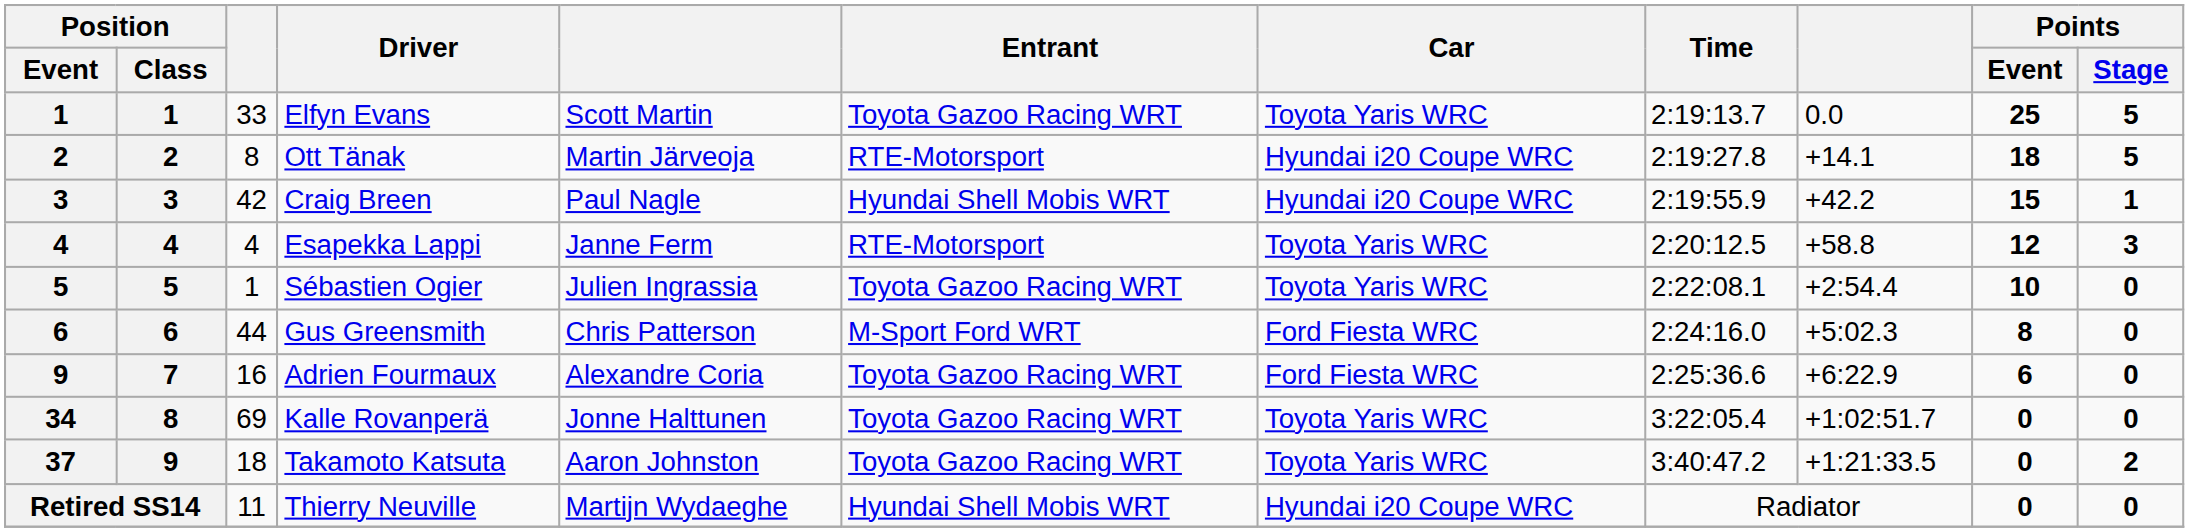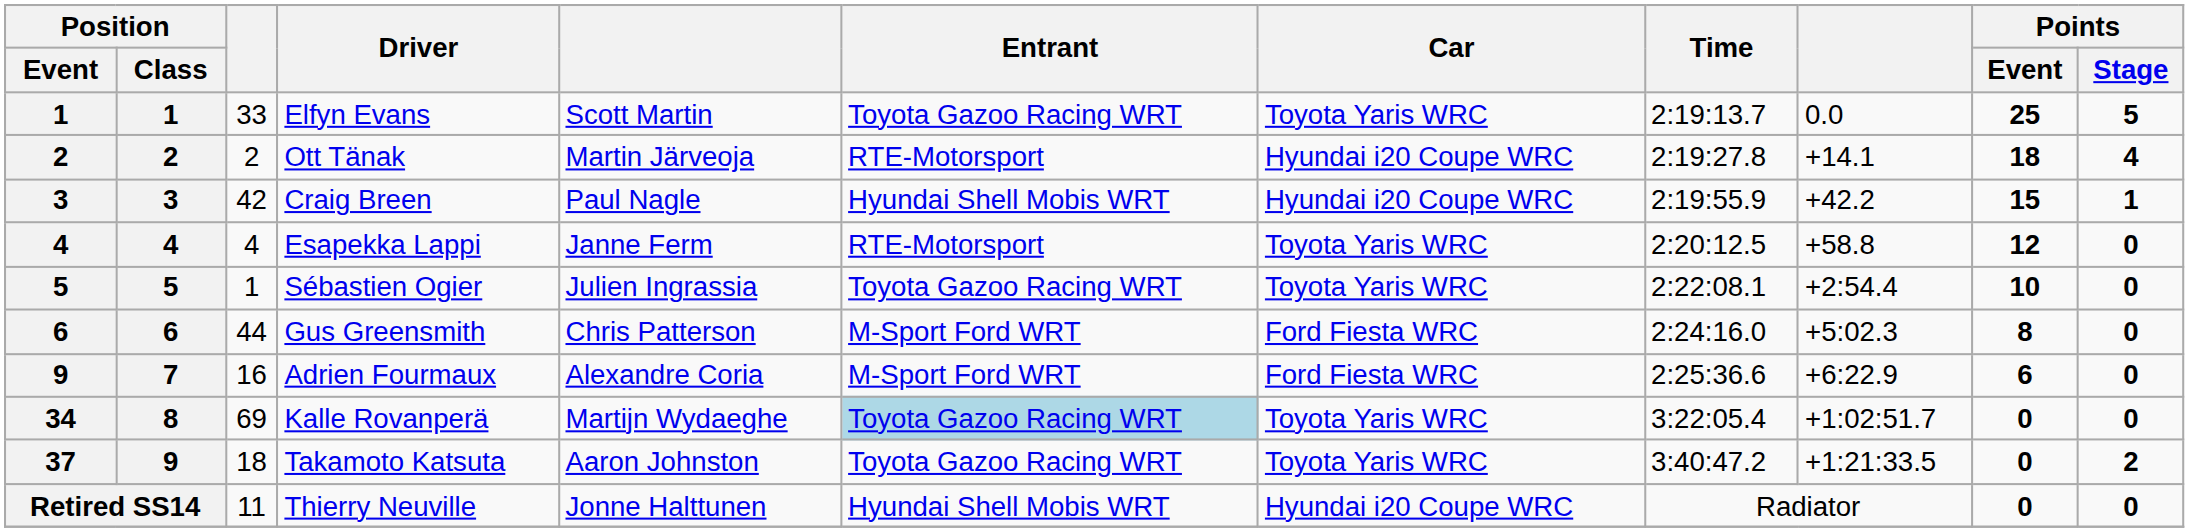(252, 157) 8 -> (252, 157) 2
(2131, 157) 5 -> (2131, 157) 4
(2131, 244) 3 -> (2131, 244) 0
(1015, 375) Toyota Gazoo Racing WRT -> (964, 375) M-Sport Ford WRT
(666, 418) Jonne Halttunen -> (677, 418) Martijn Wydaeghe
(1015, 418) no background -> (1015, 418) lightblue background
(677, 505) Martijn Wydaeghe -> (666, 505) Jonne Halttunen
